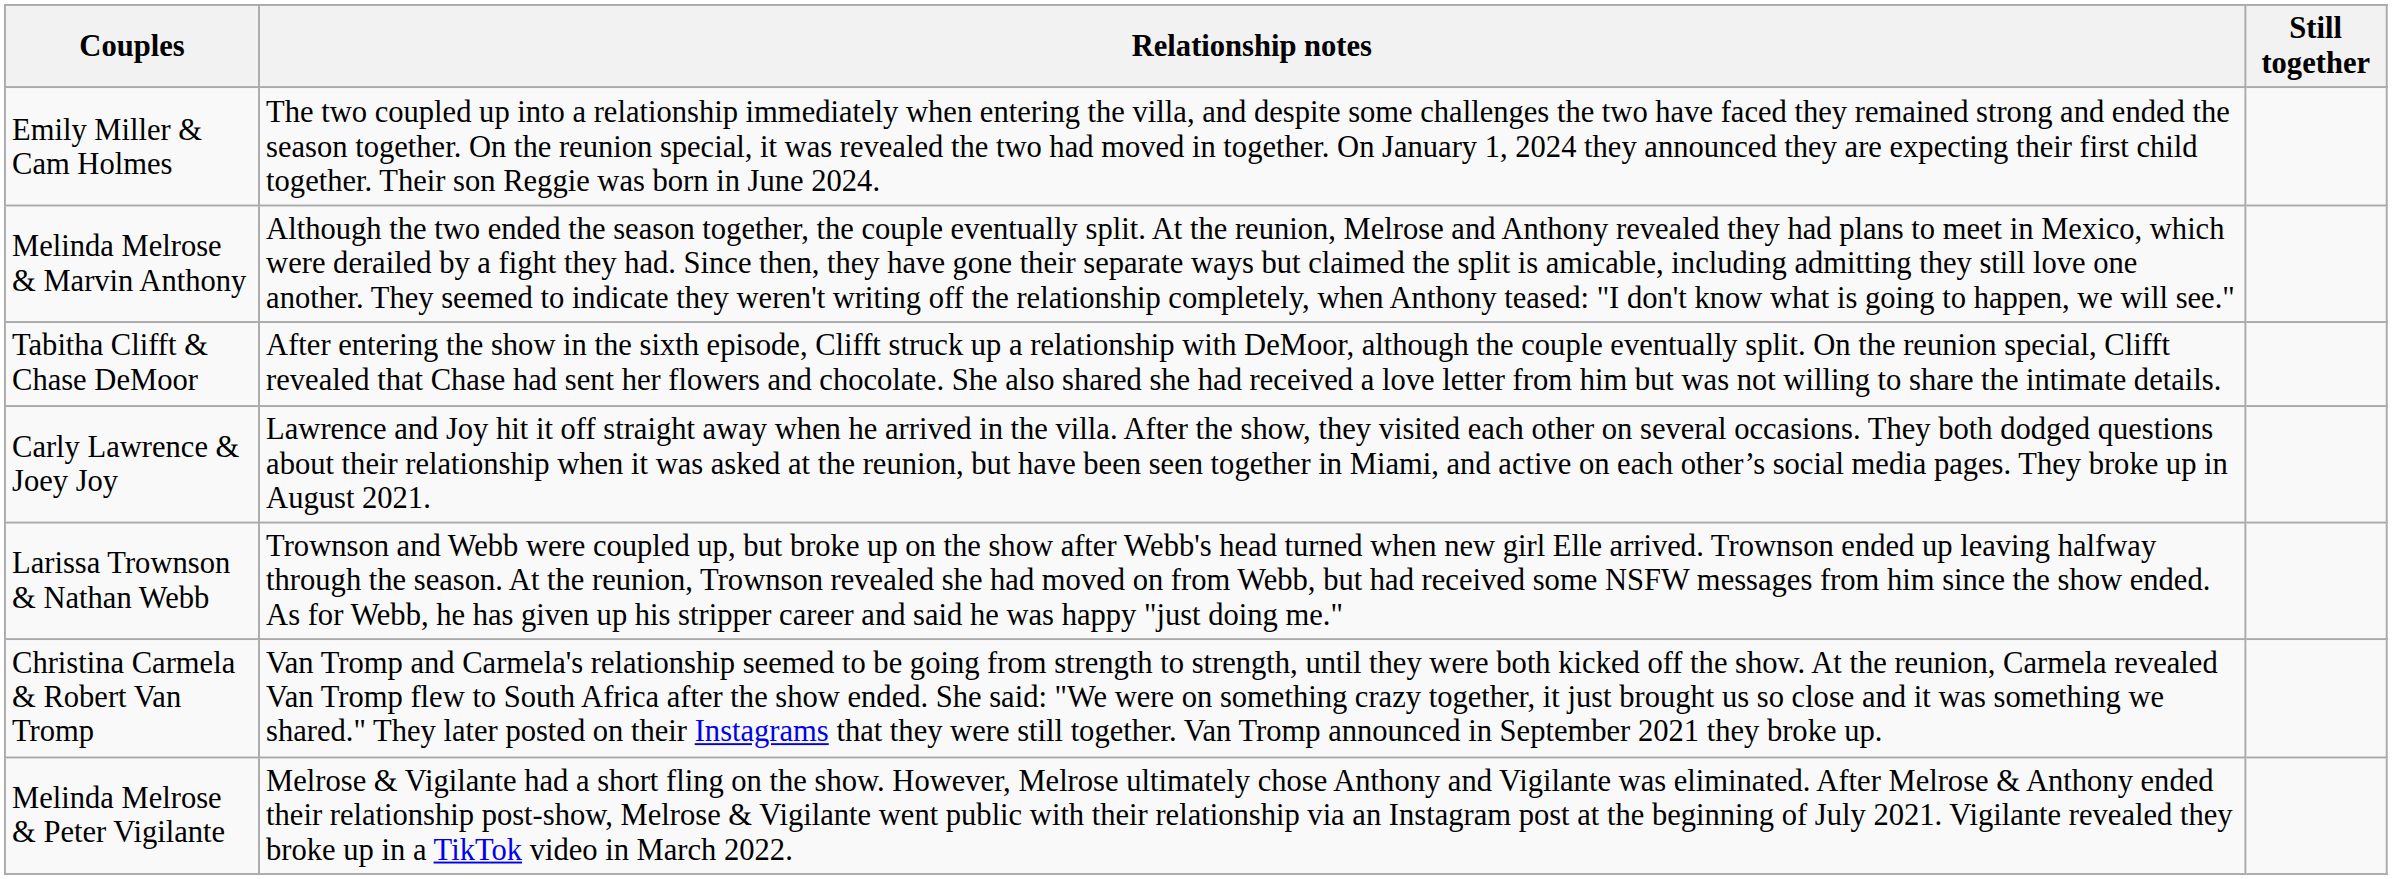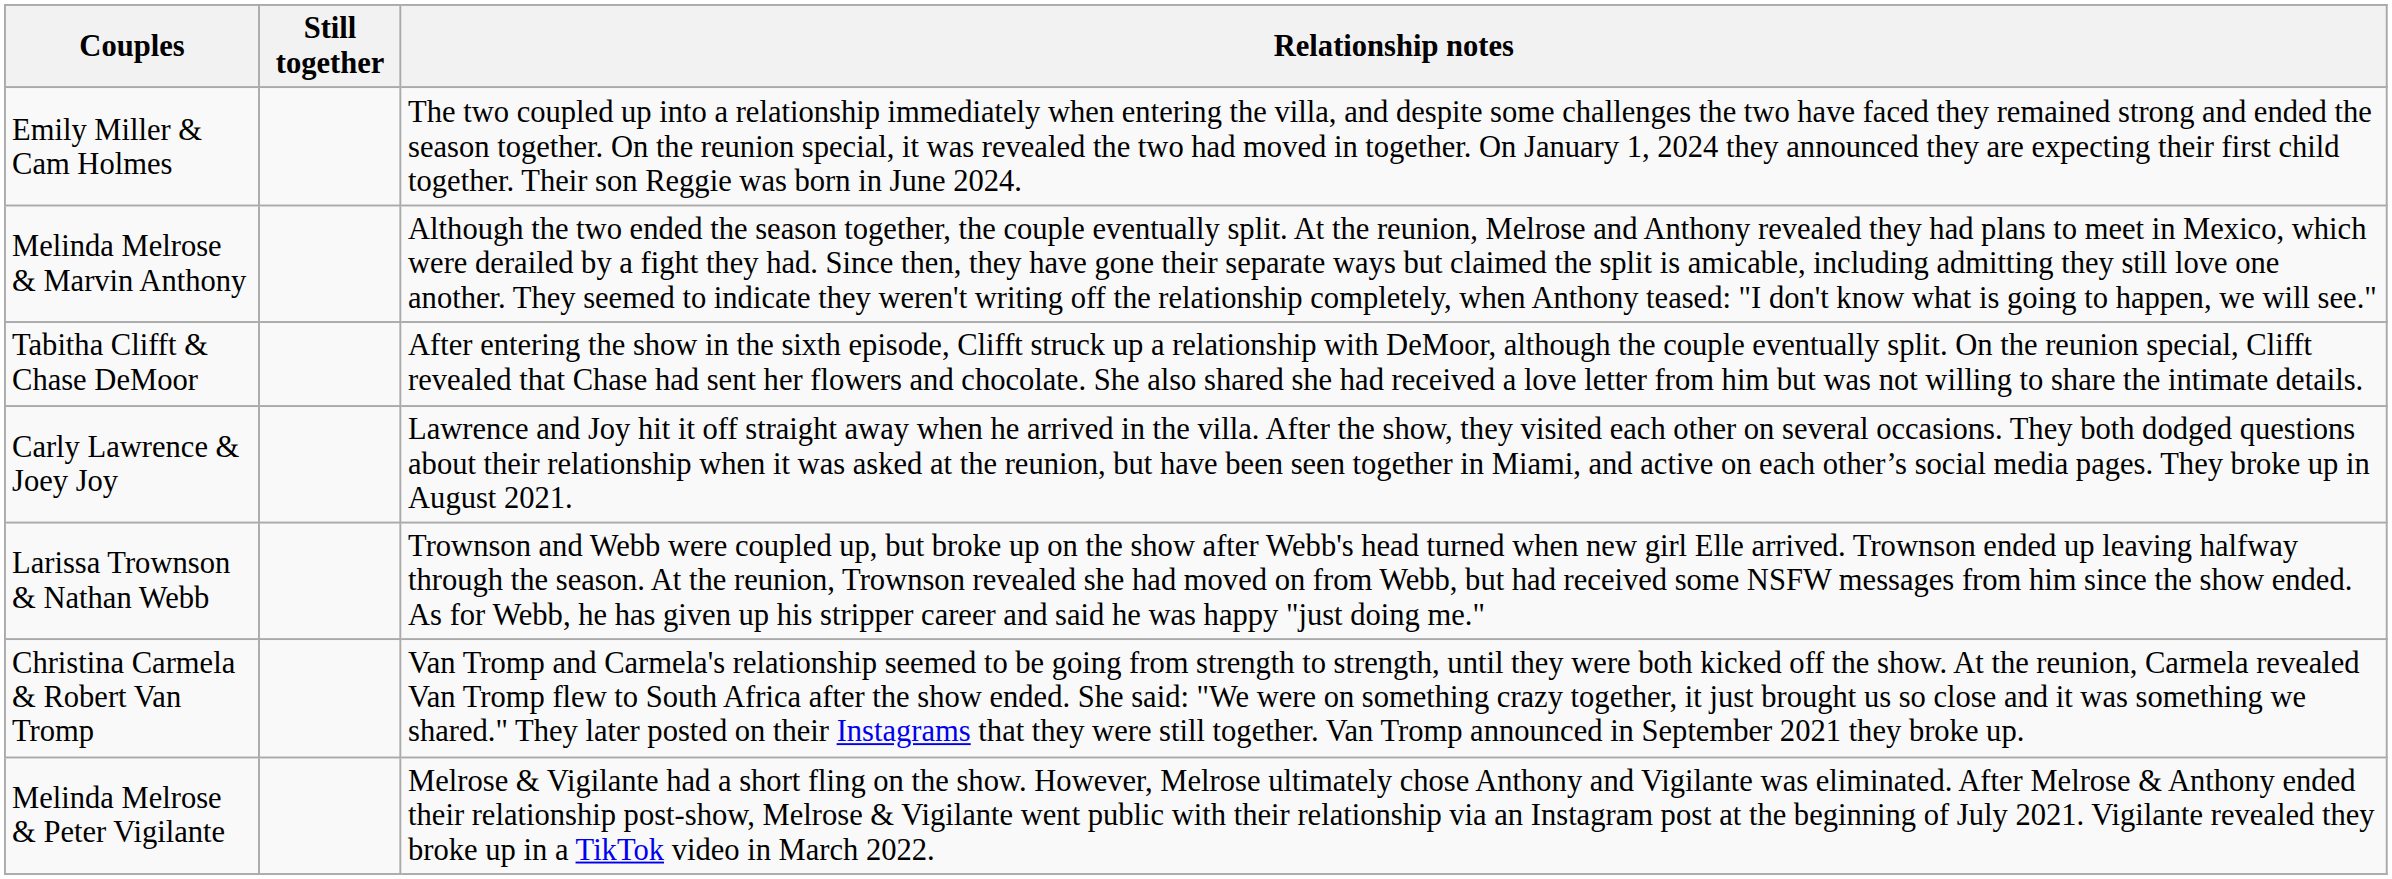columns swapped: (2316, 45) <-> (1252, 45)
